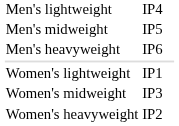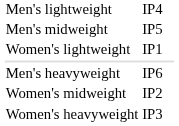rows swapped: (63, 49) <-> (68, 73)
(152, 93) IP3 -> (152, 93) IP2
(152, 113) IP2 -> (152, 113) IP3
